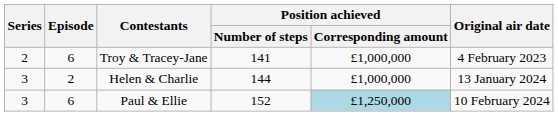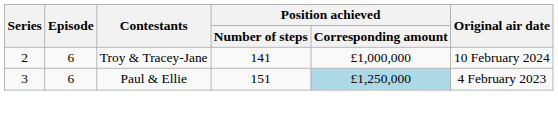(502, 57) 4 February 2023 -> (502, 57) 10 February 2024
- row: (154, 79)
(261, 100) 152 -> (261, 79) 151
(502, 100) 10 February 2024 -> (502, 79) 4 February 2023
